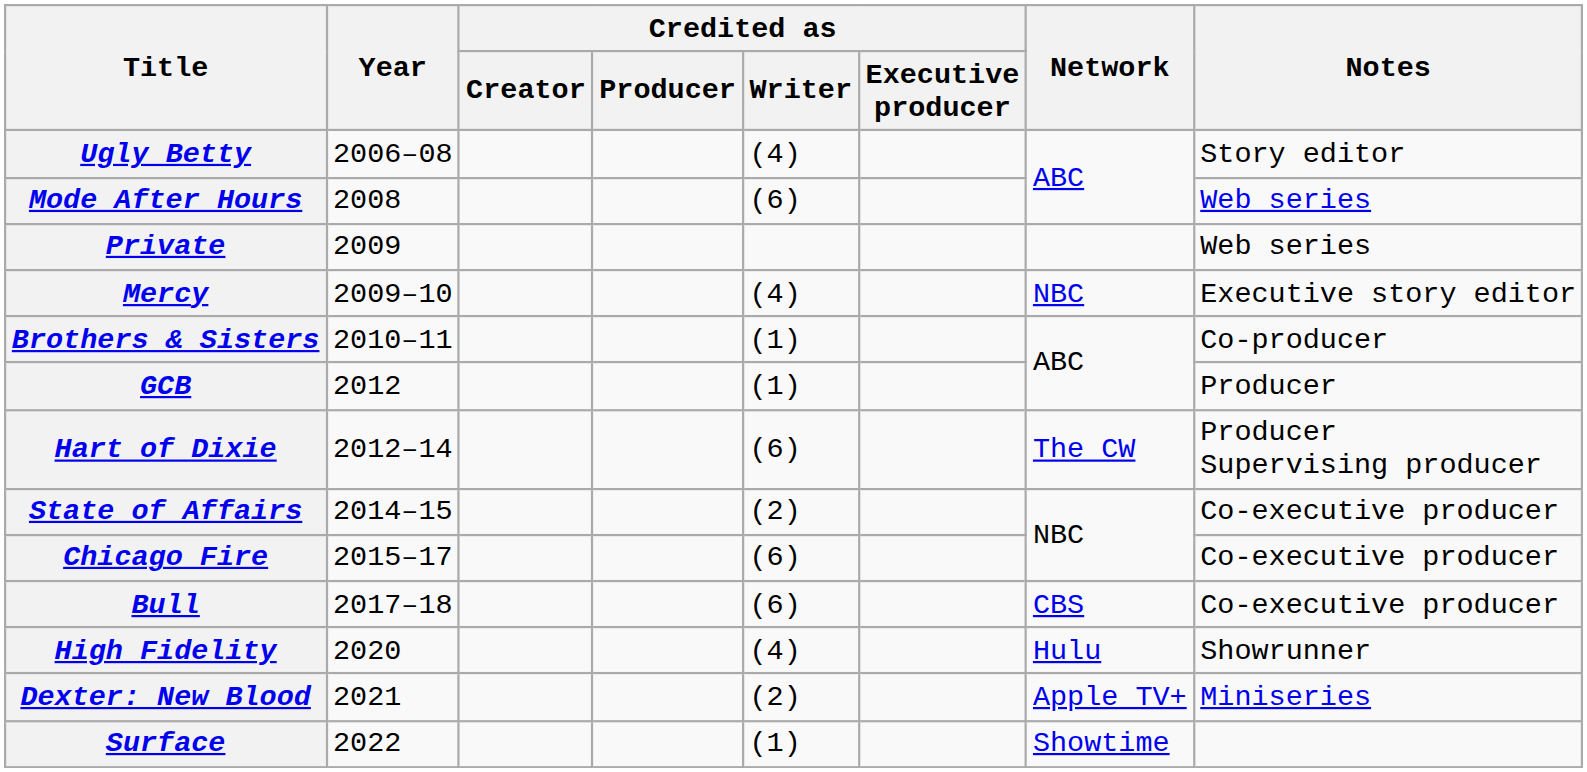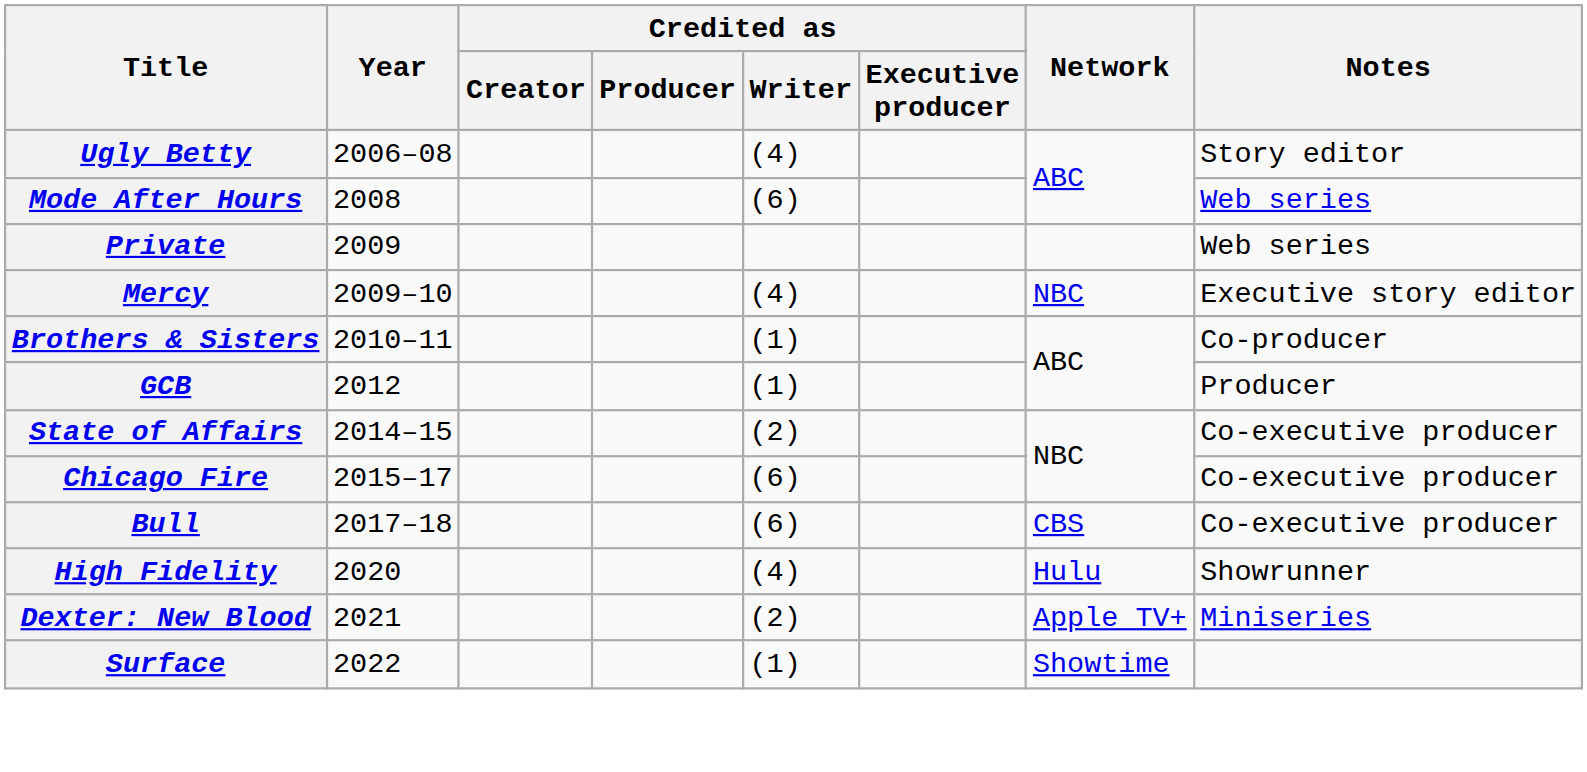- row: (166, 449)
